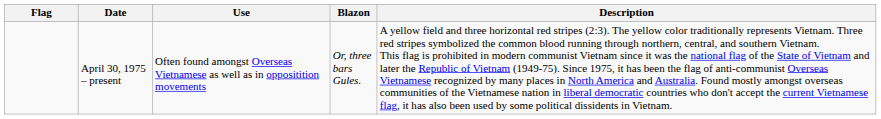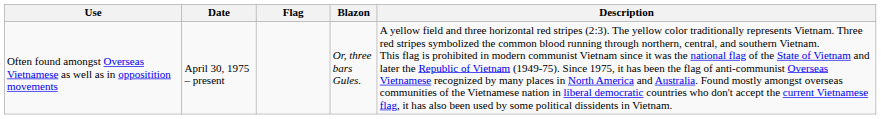columns swapped: (41, 13) <-> (241, 13)
